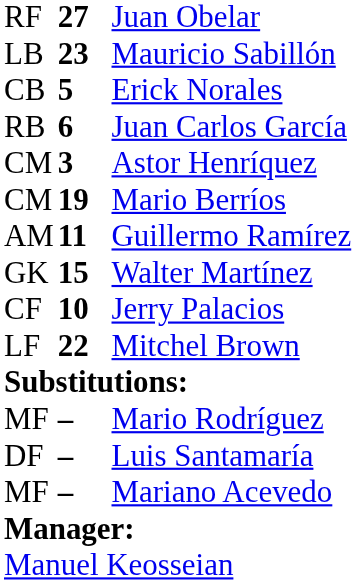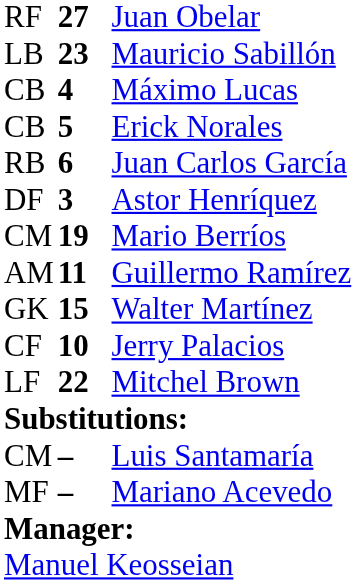+ row: (205, 89)
(28, 162) CM -> (24, 199) DF
- row: (218, 418)
(24, 455) DF -> (28, 455) CM
